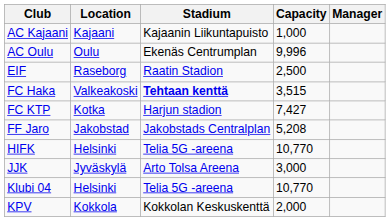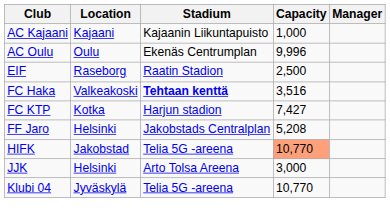(291, 91) 3,515 -> (291, 91) 3,516
(101, 129) Jakobstad -> (95, 129) Helsinki
(95, 149) Helsinki -> (101, 149) Jakobstad
(294, 149) no background -> (294, 149) lightsalmon background
(100, 168) Jyväskylä -> (95, 168) Helsinki
(95, 187) Helsinki -> (100, 187) Jyväskylä
- row: (19, 206)
